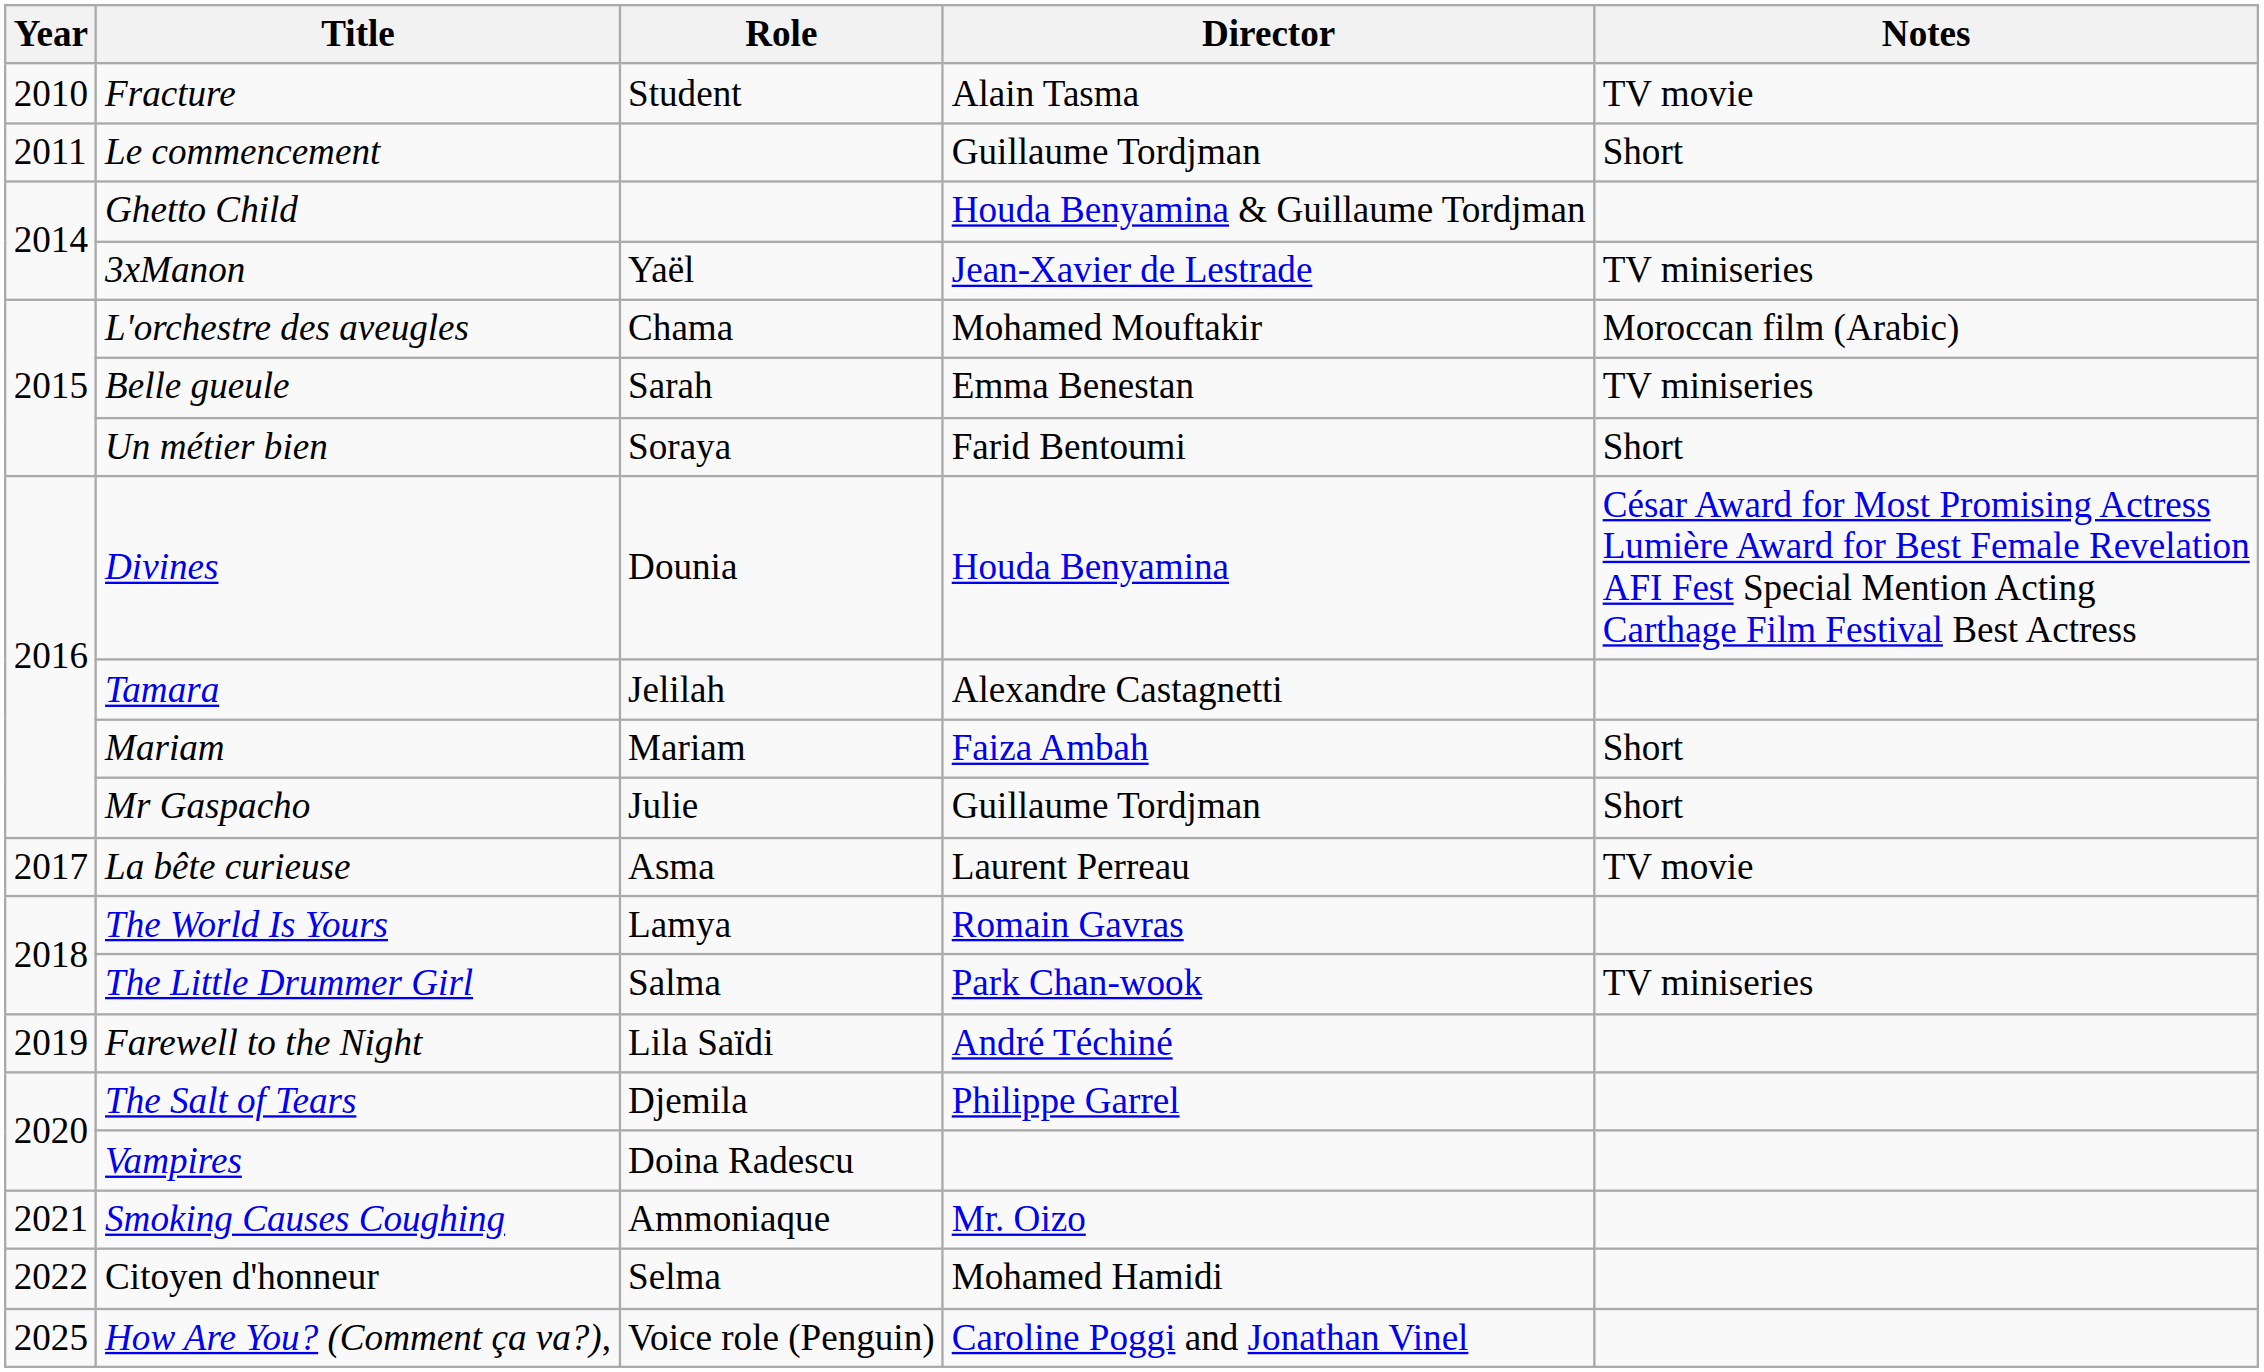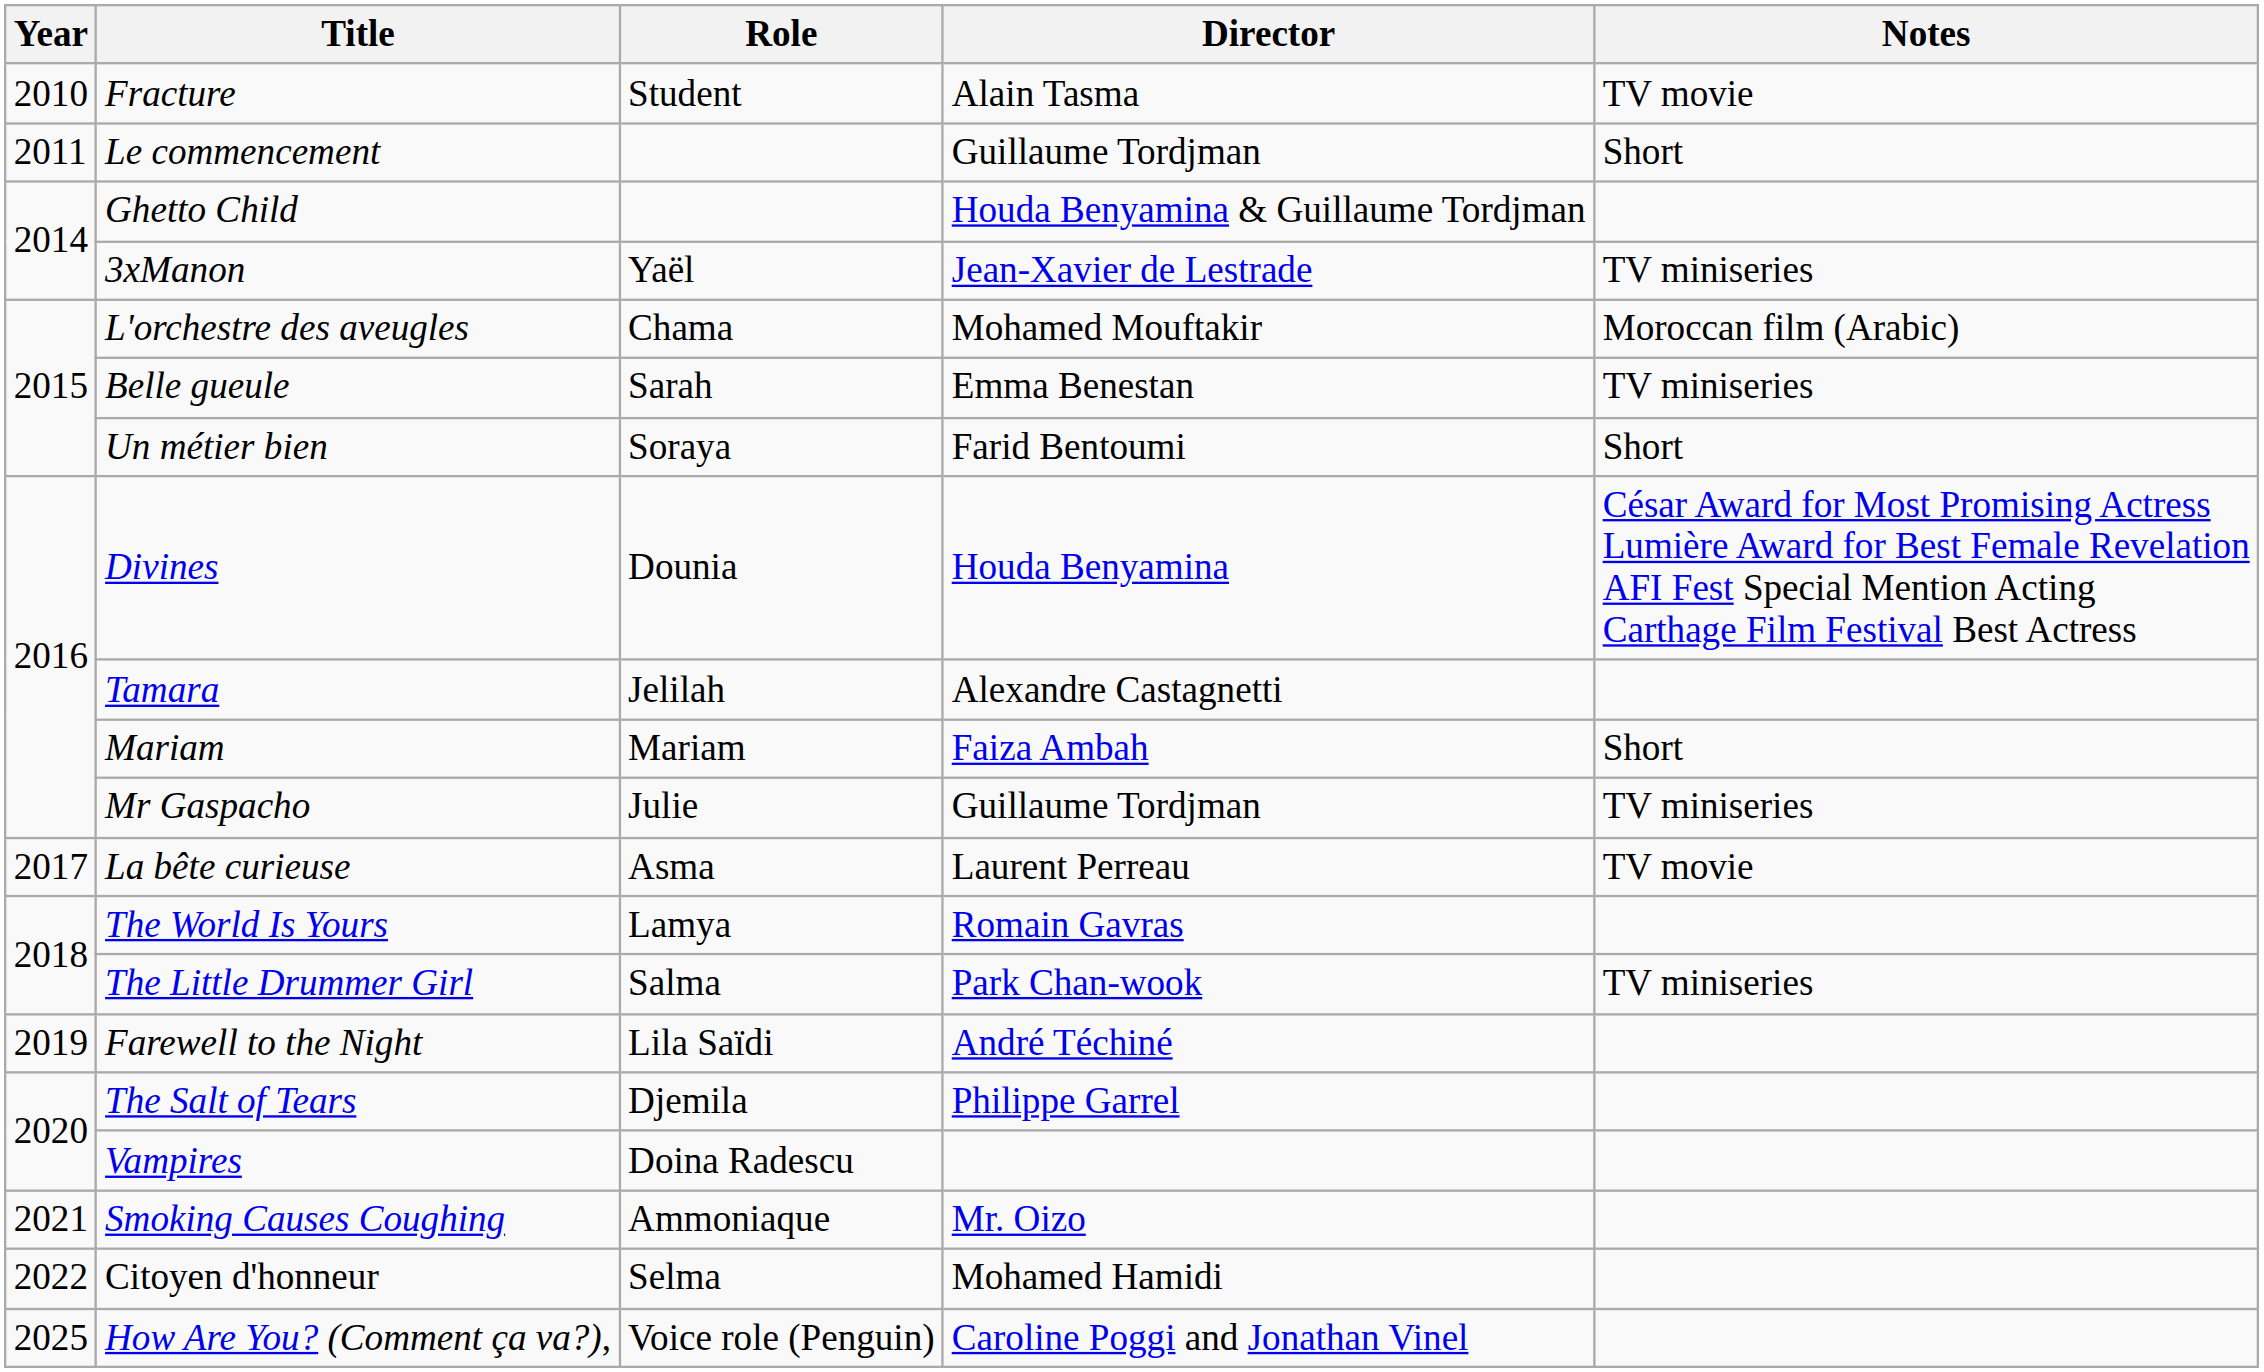(1643, 806) Short -> (1708, 806) TV miniseries
